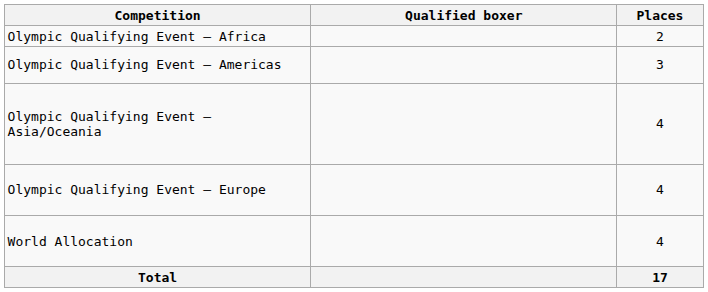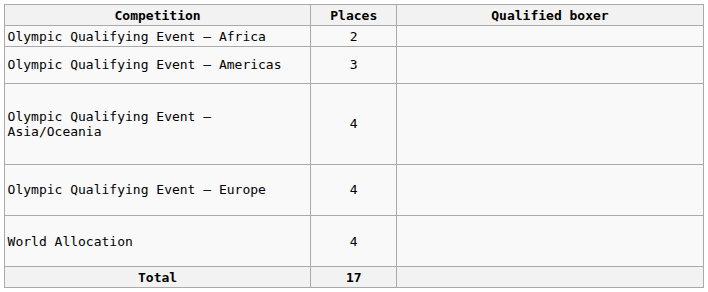columns swapped: (660, 15) <-> (464, 15)
